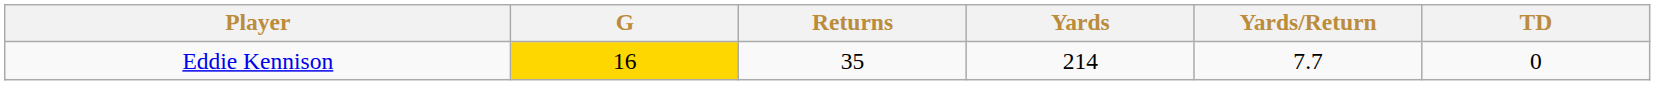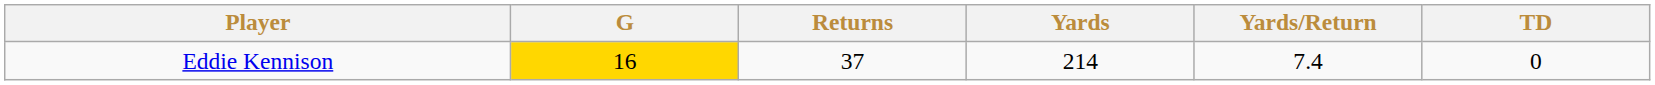(853, 60) 35 -> (853, 60) 37
(1308, 60) 7.7 -> (1308, 60) 7.4
